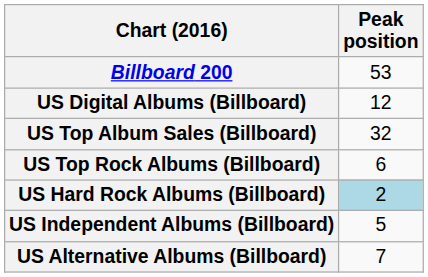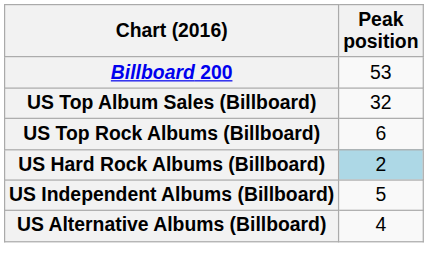- row: (172, 103)
(381, 256) 7 -> (381, 225) 4
